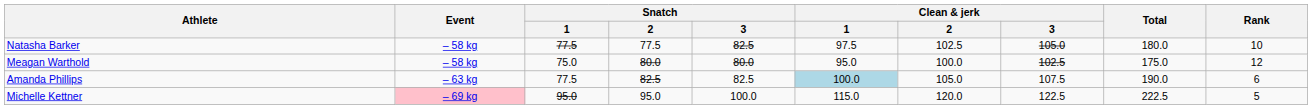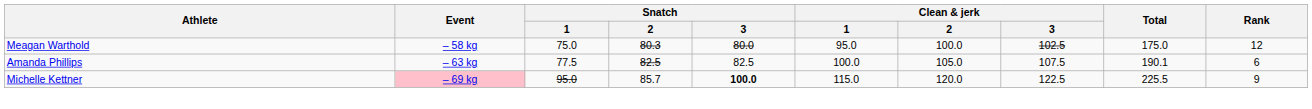- row: (43, 46)
(650, 63) 80.0 -> (650, 46) 80.3
(846, 79) lightblue background -> (846, 63) no background
(1155, 79) 190.0 -> (1155, 63) 190.1
(650, 96) 95.0 -> (650, 79) 85.7
(744, 96) normal -> (744, 79) bold
(1155, 96) 222.5 -> (1155, 79) 225.5
(1257, 96) 5 -> (1257, 79) 9
